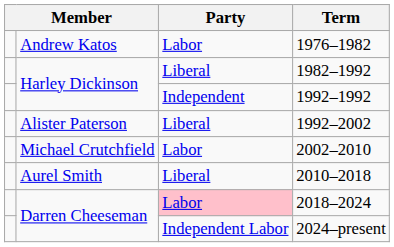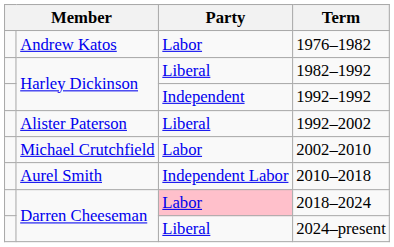(186, 176) Liberal -> (225, 176) Independent Labor
(225, 228) Independent Labor -> (186, 228) Liberal
